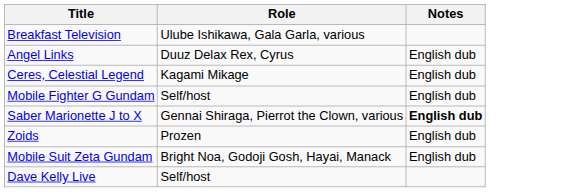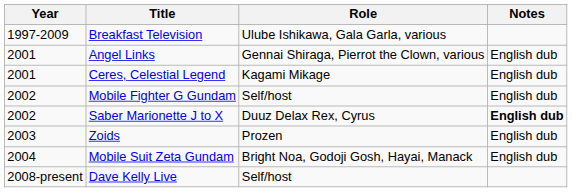+ column: (45, 14)
(227, 55) Duuz Delax Rex, Cyrus -> (363, 55) Gennai Shiraga, Pierrot the Clown, various
(282, 116) Gennai Shiraga, Pierrot the Clown, various -> (308, 116) Duuz Delax Rex, Cyrus
